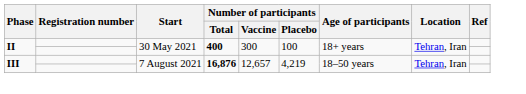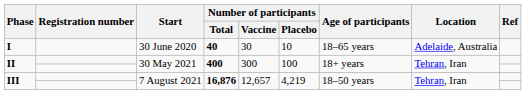+ row: (9, 47)
